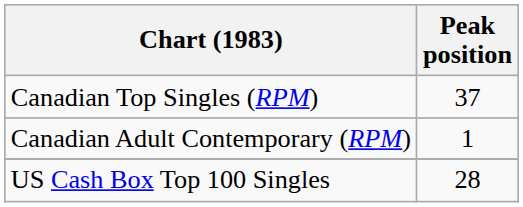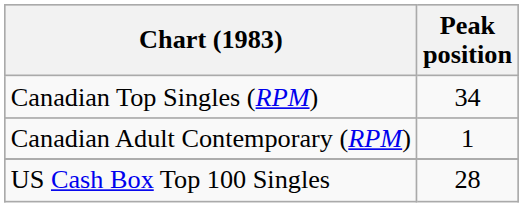(468, 96) 37 -> (468, 96) 34
